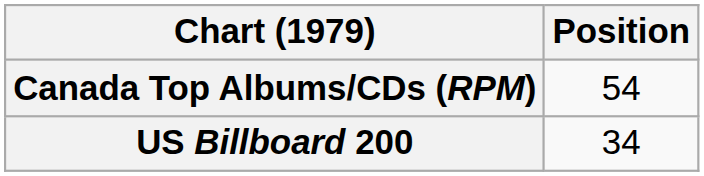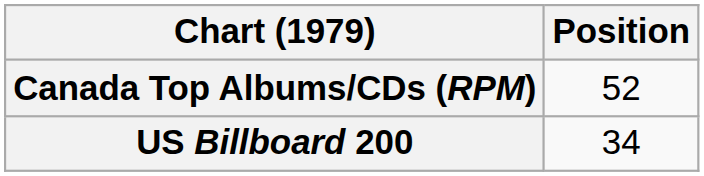(621, 87) 54 -> (621, 87) 52
